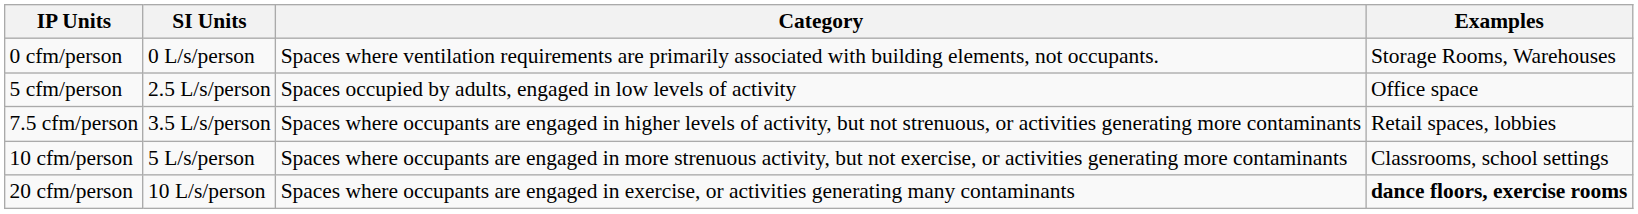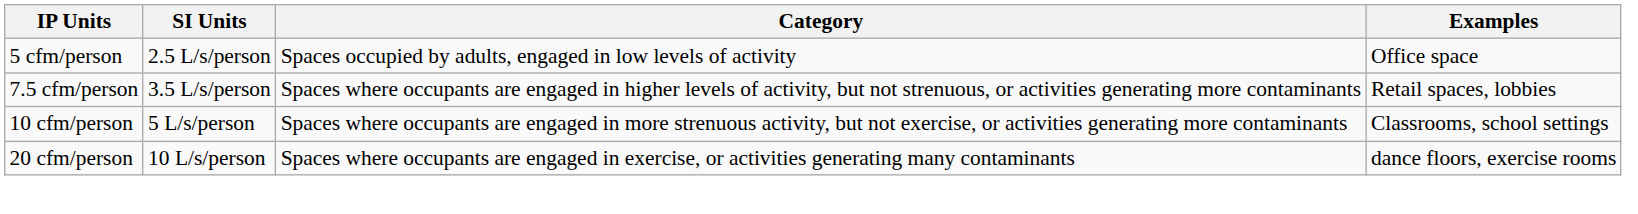- row: (66, 55)
(1499, 191) bold -> (1494, 157) normal
